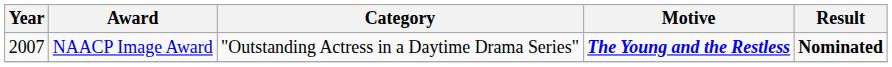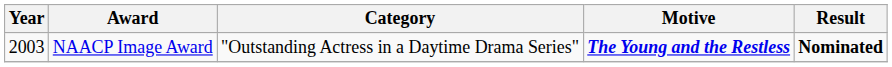(27, 47) 2007 -> (27, 47) 2003
